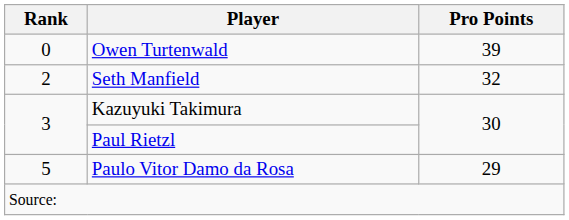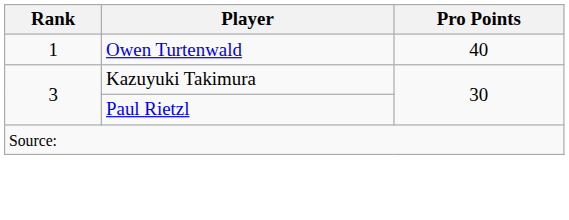(46, 49) 0 -> (53, 49) 1
(491, 49) 39 -> (479, 49) 40
- row: (146, 79)
- row: (193, 169)
